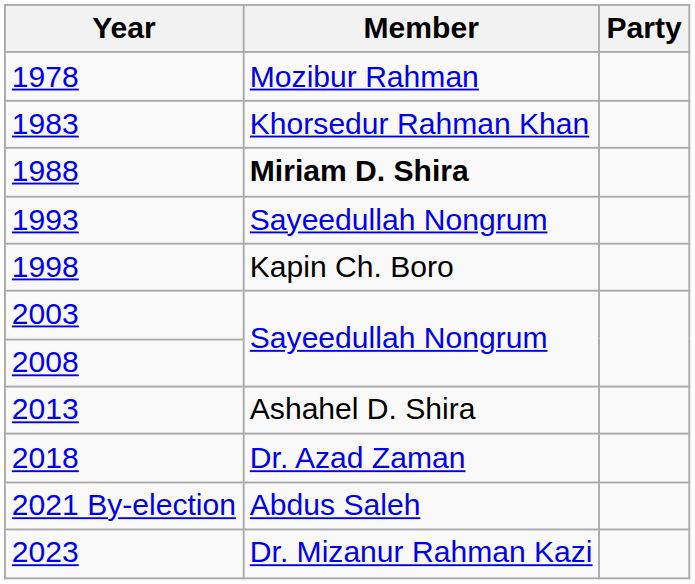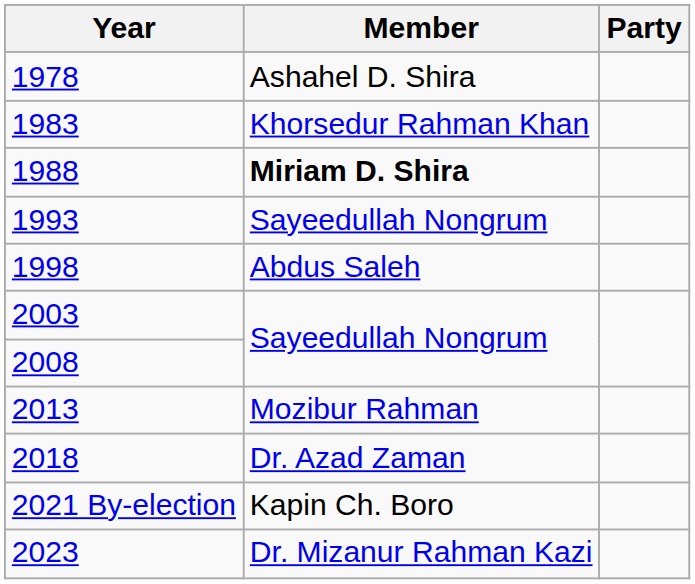(364, 76) Mozibur Rahman -> (363, 76) Ashahel D. Shira
(352, 266) Kapin Ch. Boro -> (335, 266) Abdus Saleh
(363, 409) Ashahel D. Shira -> (364, 409) Mozibur Rahman
(335, 505) Abdus Saleh -> (352, 505) Kapin Ch. Boro
